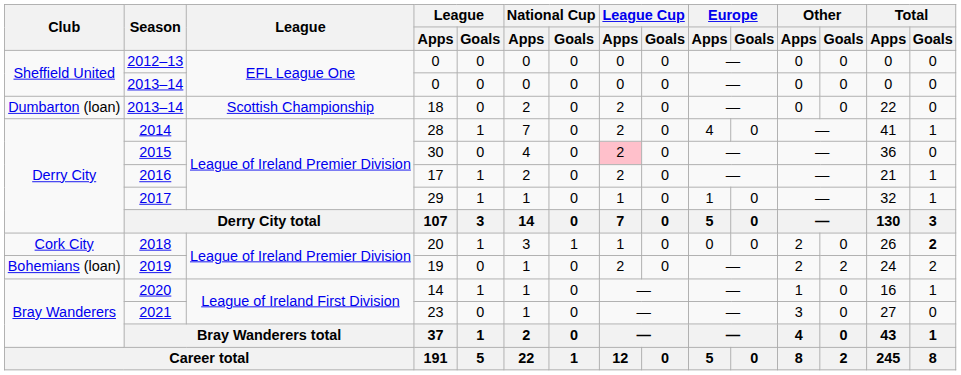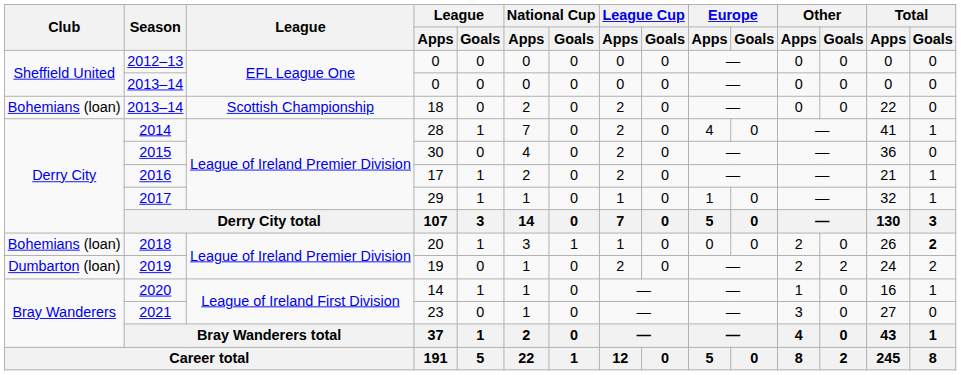(64, 107) Dumbarton (loan) -> (64, 107) Bohemians (loan)
(620, 152) pink background -> (620, 152) no background
(64, 244) Cork City -> (64, 244) Bohemians (loan)
(64, 267) Bohemians (loan) -> (64, 267) Dumbarton (loan)
